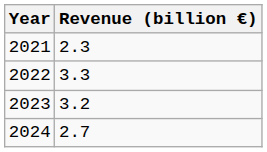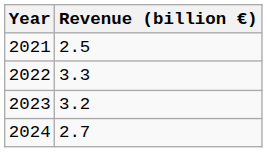(75, 47) 2.3 -> (75, 47) 2.5
